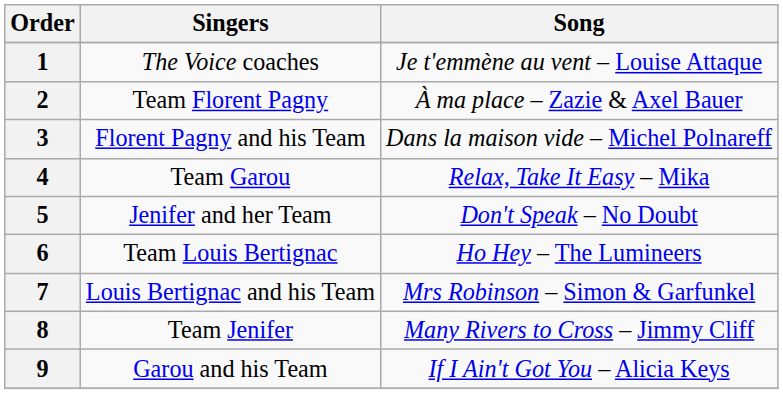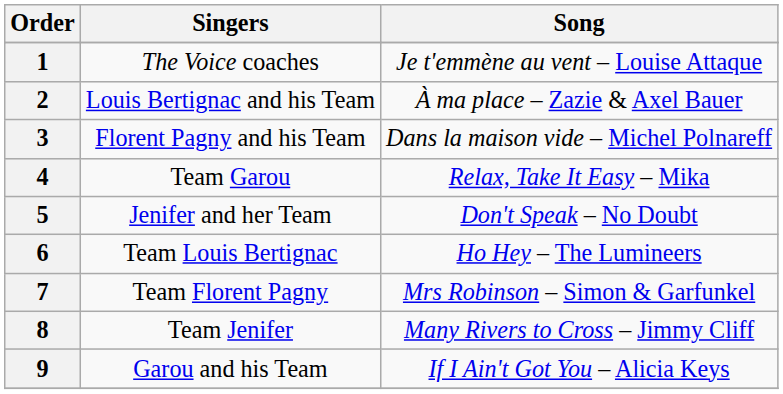(230, 100) Team Florent Pagny -> (230, 100) Louis Bertignac and his Team
(230, 291) Louis Bertignac and his Team -> (230, 291) Team Florent Pagny
